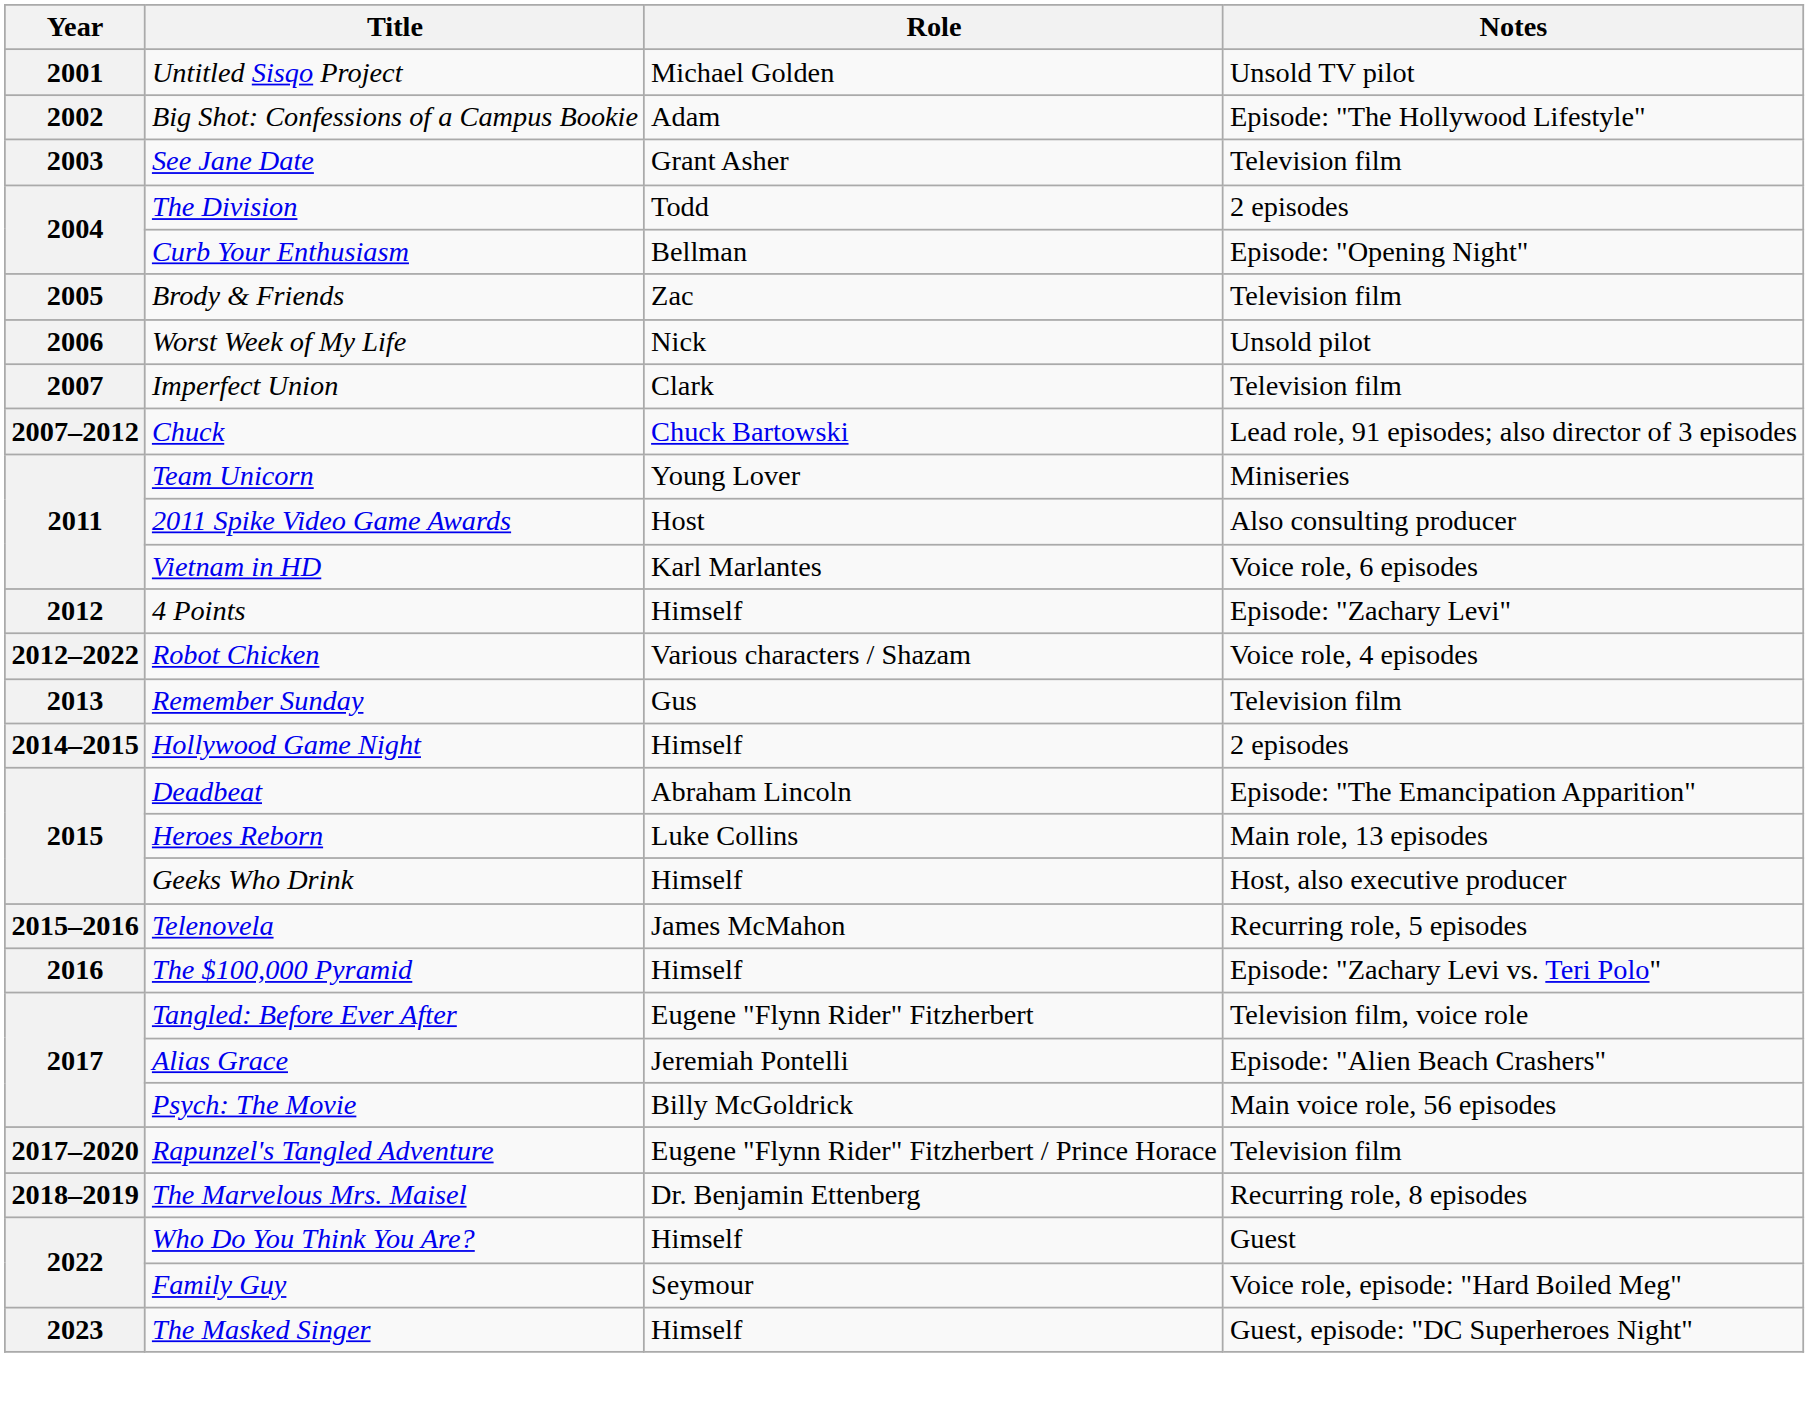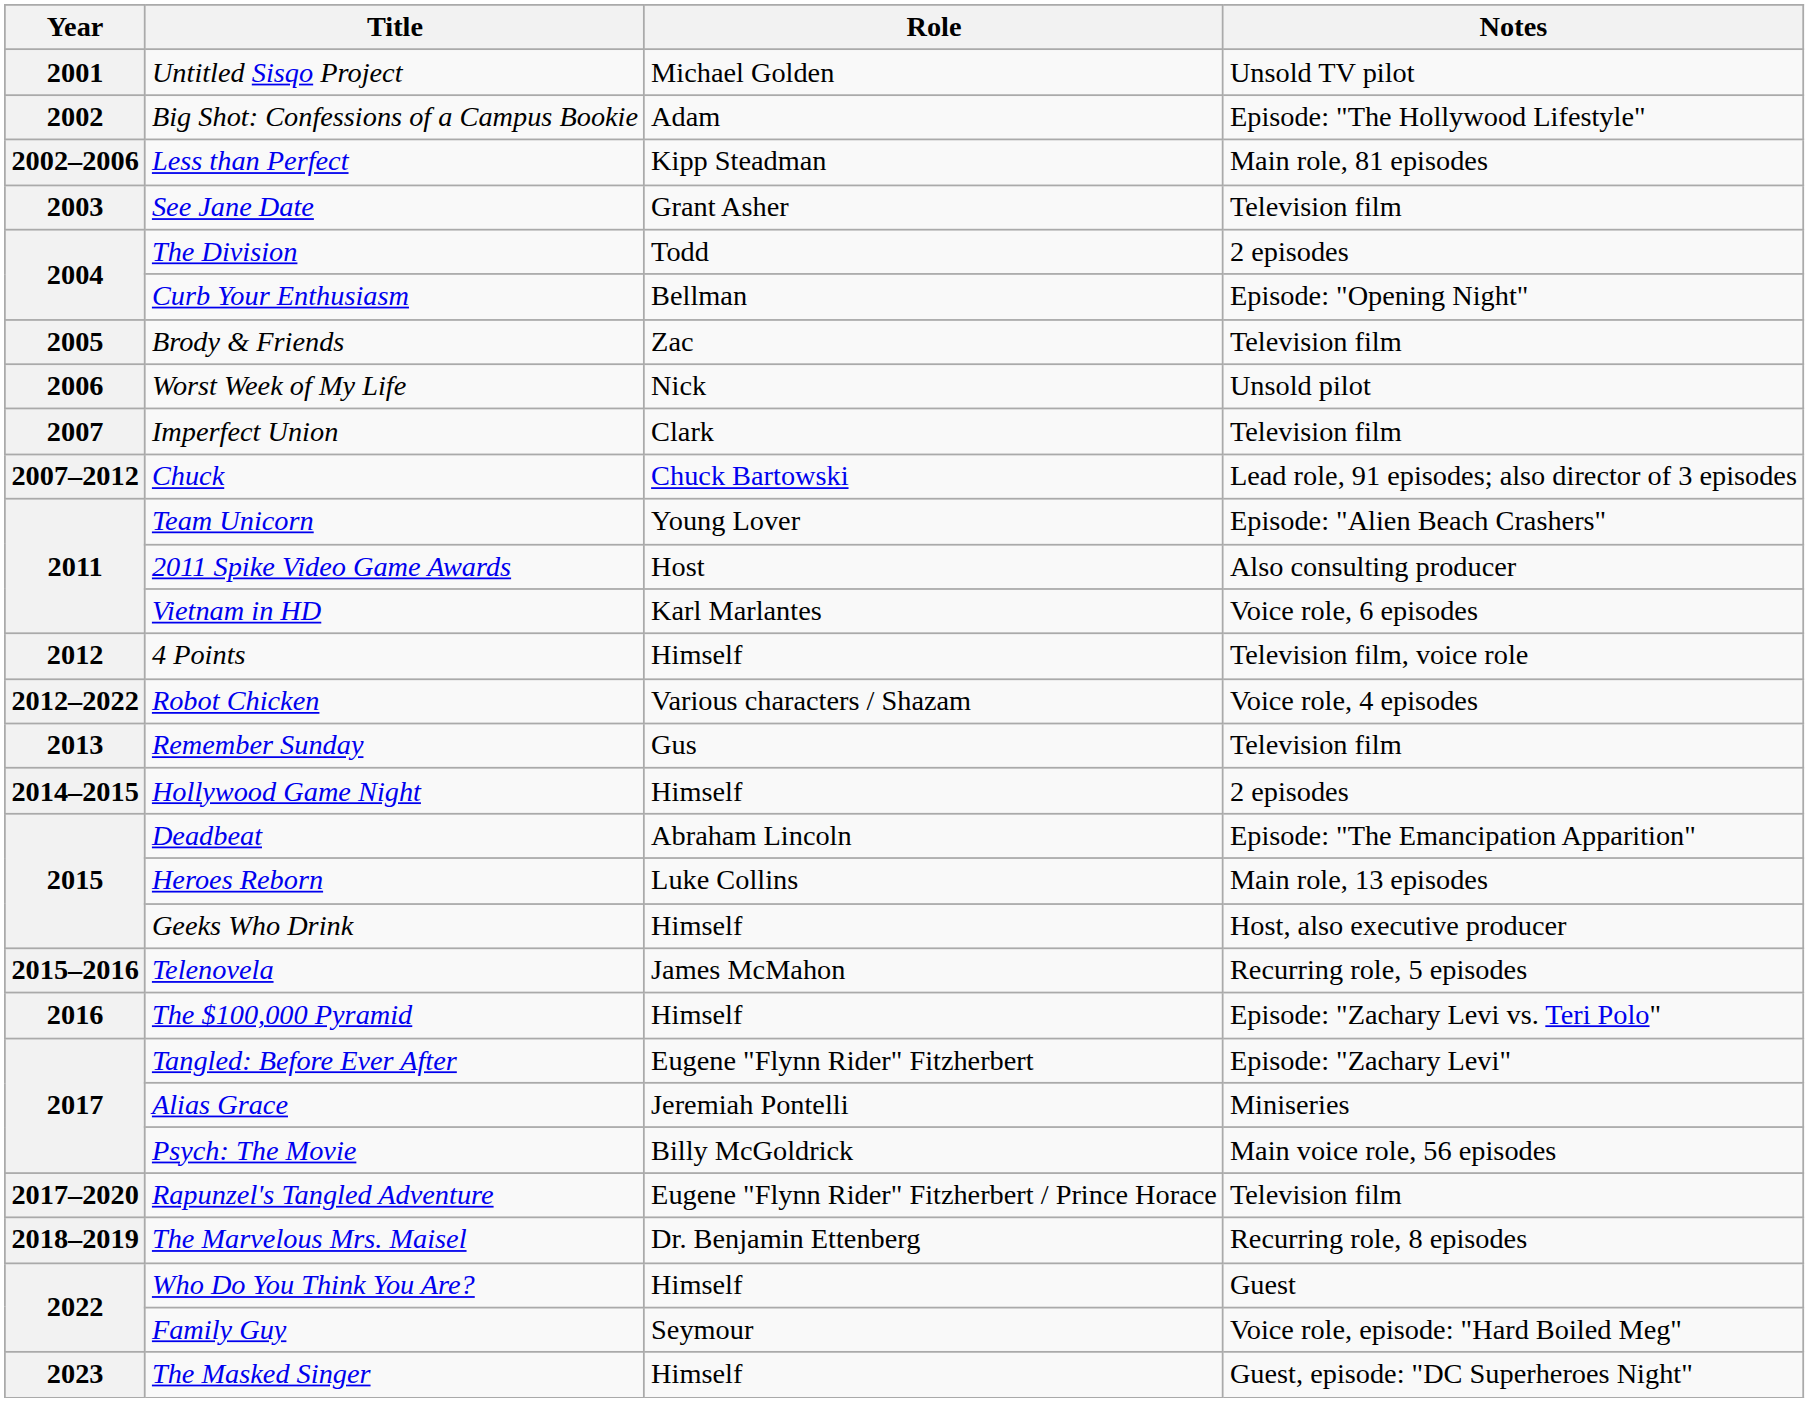+ row: (250, 161)
(1290, 476) Miniseries -> (1418, 521) Episode: "Alien Beach Crashers"
(1370, 610) Episode: "Zachary Levi" -> (1379, 655) Television film, voice role
(1379, 1015) Television film, voice role -> (1370, 1059) Episode: "Zachary Levi"
(1418, 1059) Episode: "Alien Beach Crashers" -> (1290, 1104) Miniseries
